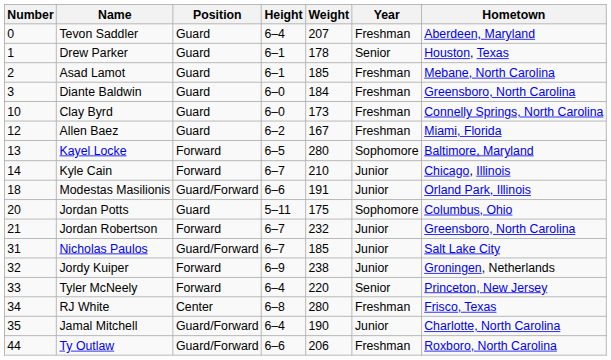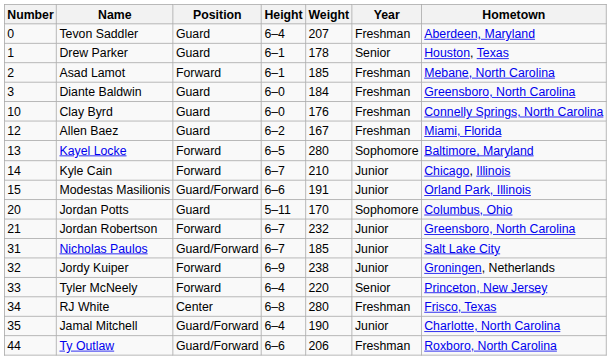(193, 73) Guard -> (199, 73) Forward
(319, 112) 173 -> (319, 112) 176
(14, 190) 18 -> (14, 190) 15
(319, 209) 175 -> (319, 209) 170
